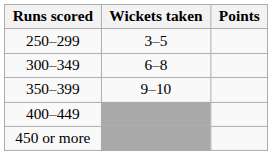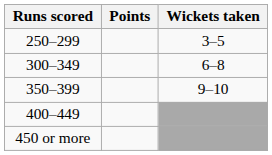columns swapped: (156, 16) <-> (239, 16)
